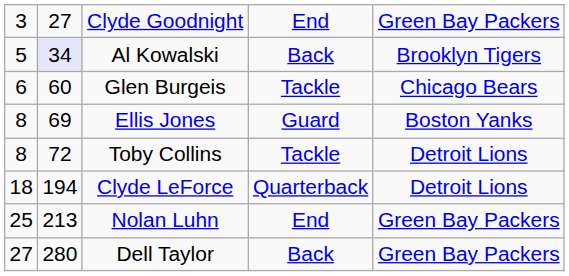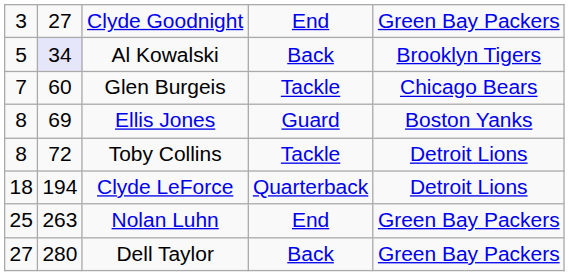(21, 87) 6 -> (21, 87) 7
(60, 220) 213 -> (60, 220) 263
